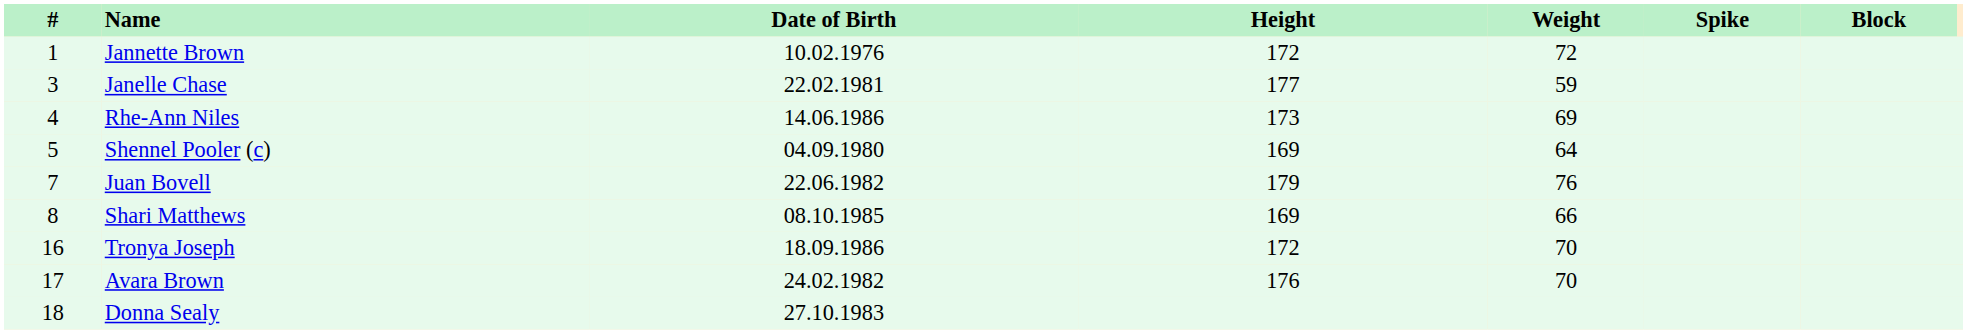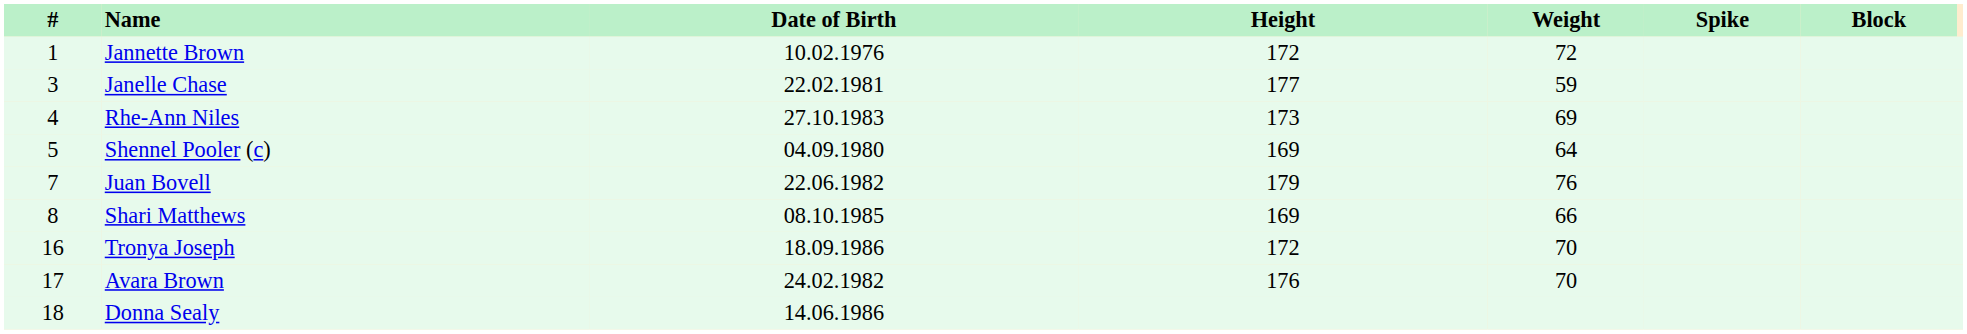(834, 117) 14.06.1986 -> (834, 117) 27.10.1983
(834, 312) 27.10.1983 -> (834, 312) 14.06.1986
